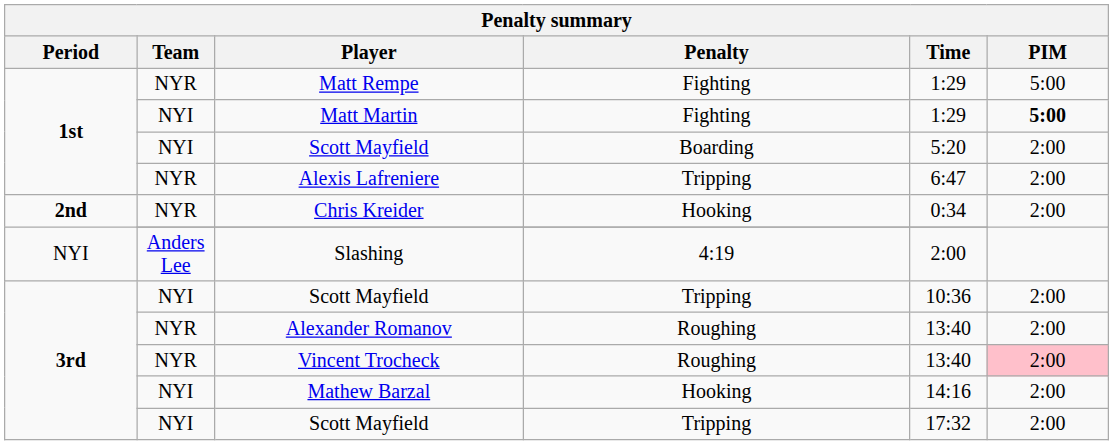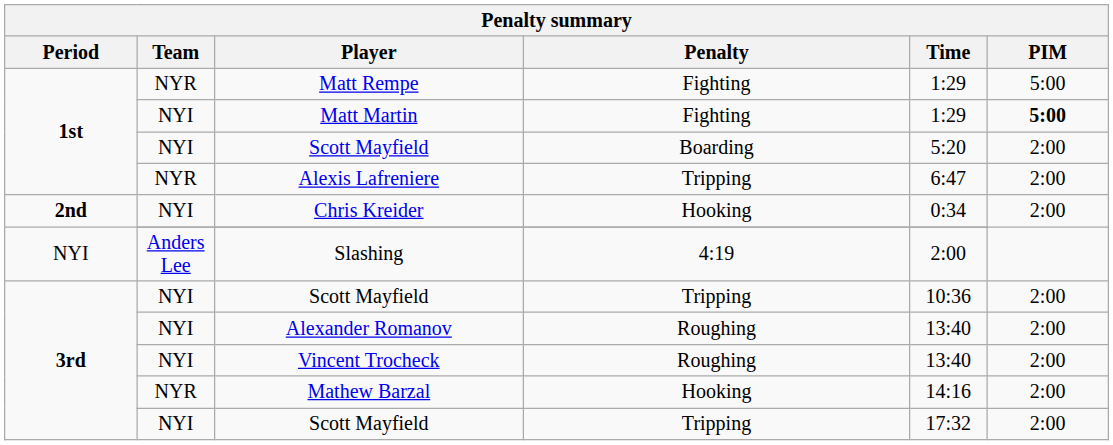(176, 210) NYR -> (176, 210) NYI
(176, 328) NYR -> (176, 328) NYI
(176, 360) NYR -> (176, 360) NYI
(1048, 360) pink background -> (1048, 360) no background
(176, 391) NYI -> (176, 391) NYR
